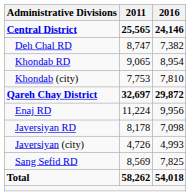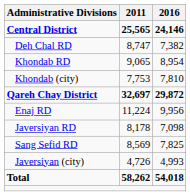rows swapped: (46, 161) <-> (50, 144)
